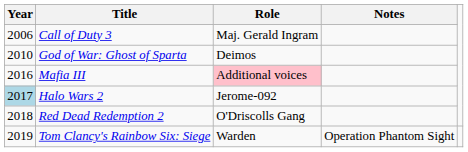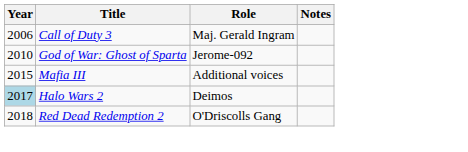(236, 55) Deimos -> (223, 55) Jerome-092
(20, 75) 2016 -> (20, 75) 2015
(262, 75) pink background -> (238, 75) no background
(246, 95) Jerome-092 -> (212, 95) Deimos
- row: (125, 136)
